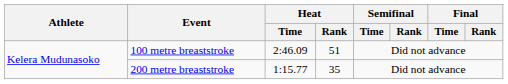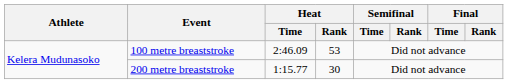(334, 50) 51 -> (334, 50) 53
(334, 69) 35 -> (334, 69) 30
